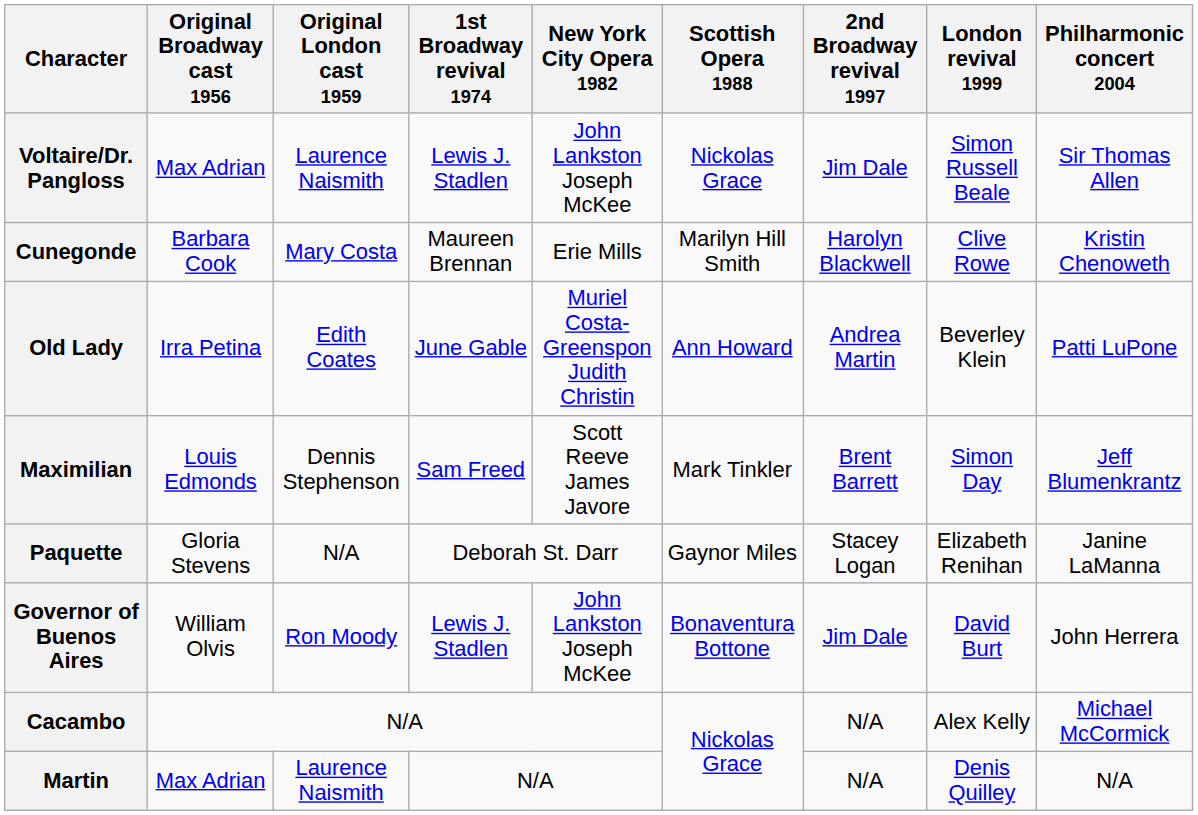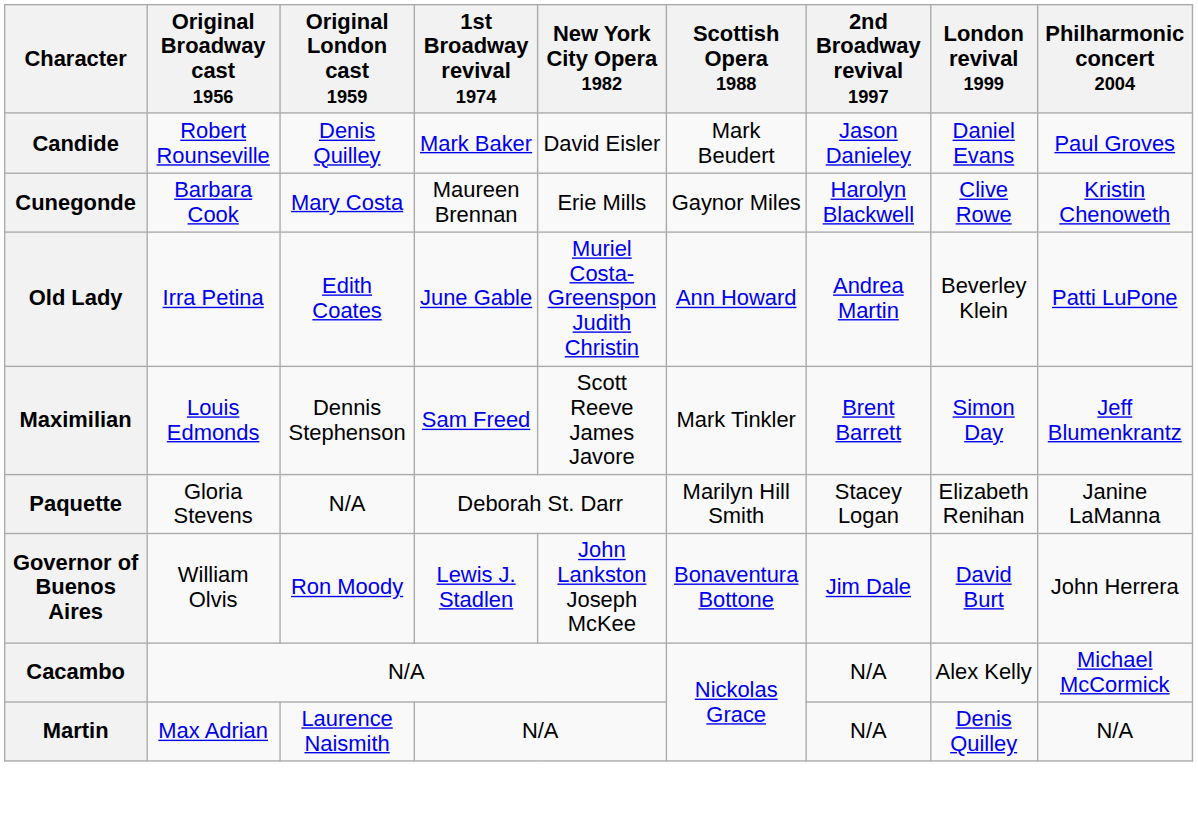- row: (76, 167)
+ row: (76, 142)
(732, 251) Marilyn Hill Smith -> (736, 202) Gaynor Miles
(732, 553) Gaynor Miles -> (736, 503) Marilyn Hill Smith
